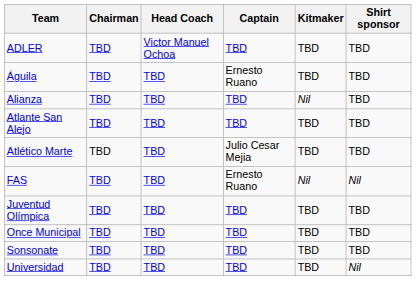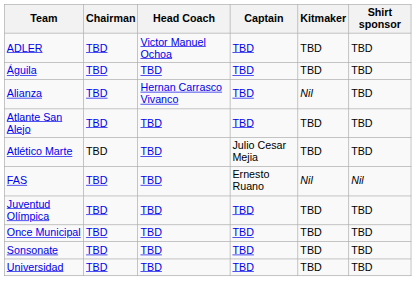(244, 77) Ernesto Ruano -> (243, 71) TBD
(154, 100) TBD -> (181, 94) Hernan Carrasco Vivanco
(355, 267) Nil -> (362, 267) TBD
